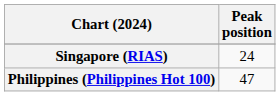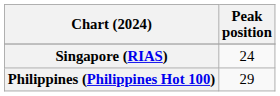(247, 79) 47 -> (247, 79) 29
